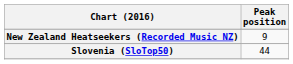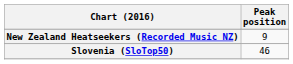(265, 51) 44 -> (265, 51) 46
